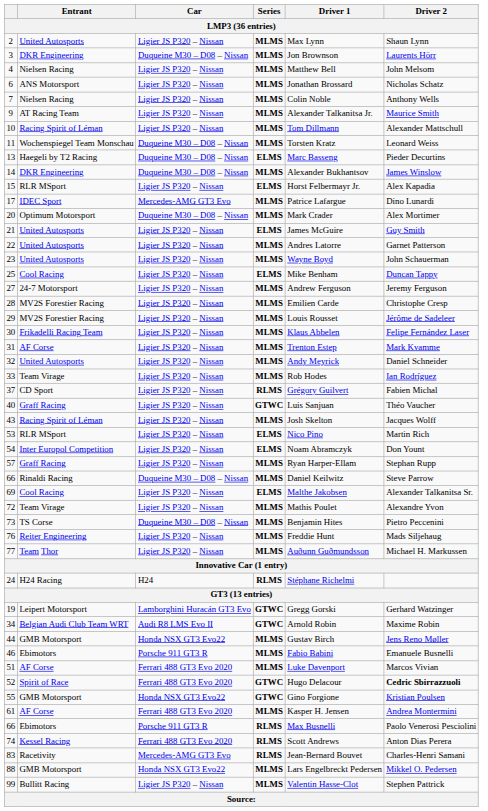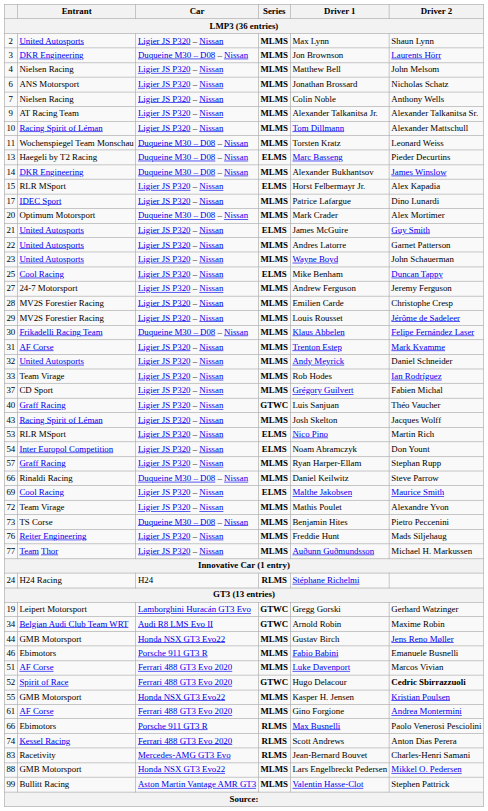(413, 113) Maurice Smith -> (435, 113) Alexander Talkanitsa Sr.
(184, 200) Mercedes-AMG GT3 Evo -> (181, 200) Ligier JS P320 – Nissan
(181, 332) Ligier JS P320 – Nissan -> (193, 332) Duqueine M30 – D08 – Nissan
(269, 390) RLMS -> (274, 390) MLMS
(430, 492) Alexander Talkanitsa Sr. -> (418, 492) Maurice Smith
(269, 696) GTWC -> (274, 696) MLMS
(313, 696) Gino Forgione -> (323, 696) Kasper H. Jensen
(318, 711) Kasper H. Jensen -> (318, 711) Gino Forgione
(181, 784) Ligier JS P320 – Nissan -> (197, 784) Aston Martin Vantage AMR GT3
